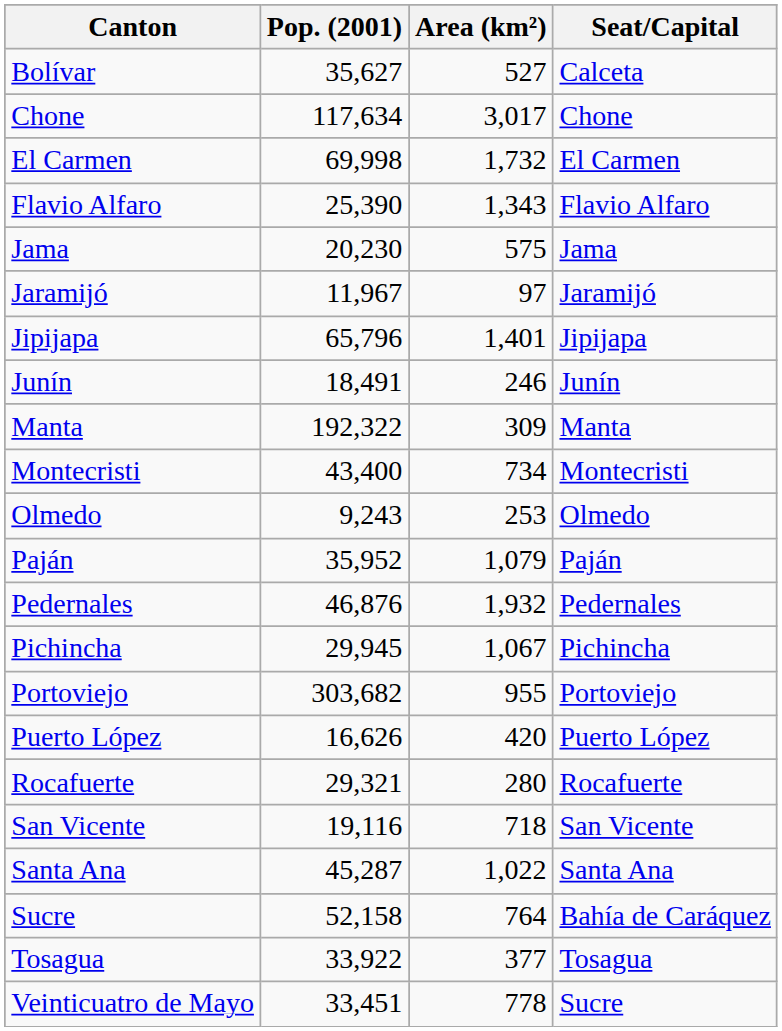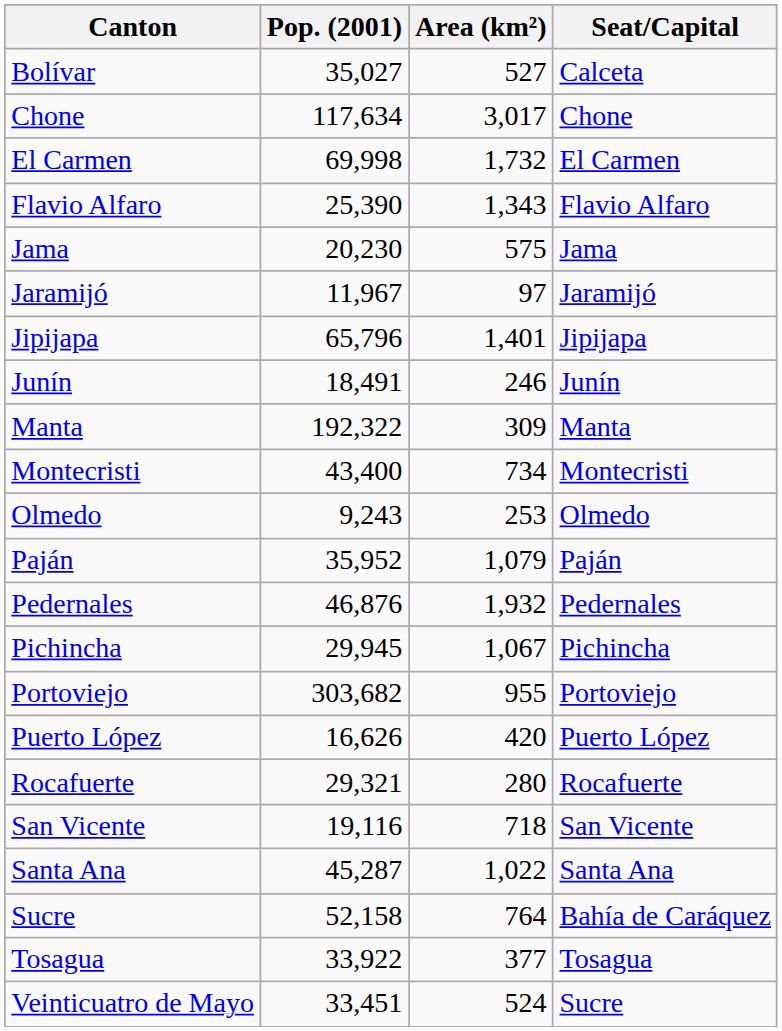(364, 71) 35,627 -> (364, 71) 35,027
(526, 1003) 778 -> (526, 1003) 524
